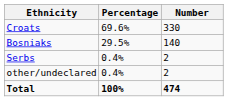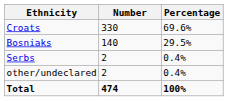columns swapped: (192, 12) <-> (130, 12)
